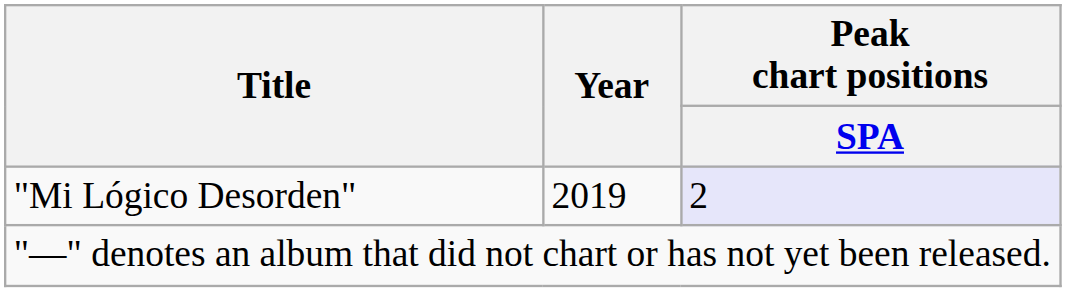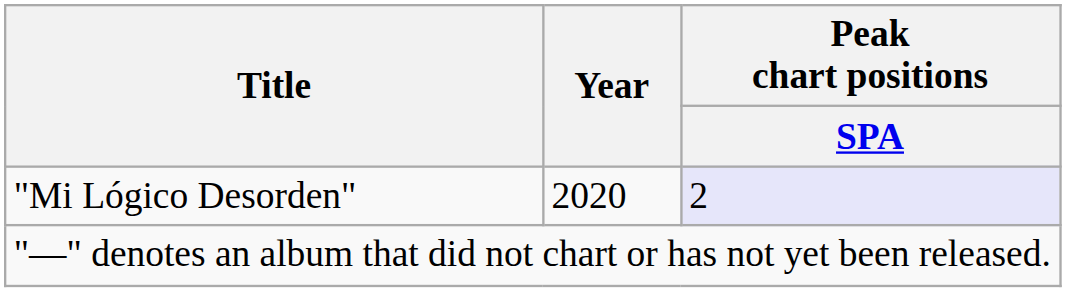(589, 195) 2019 -> (589, 195) 2020
